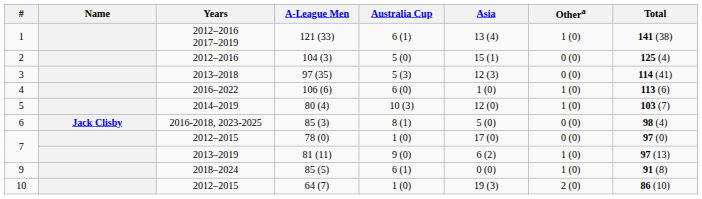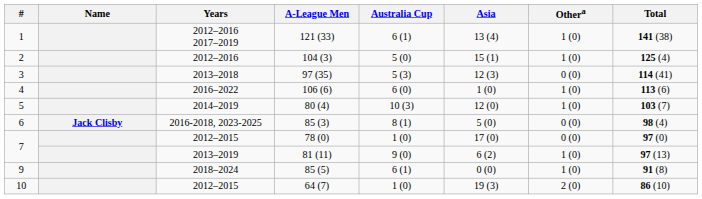(571, 58) 0 (0) -> (571, 58) 1 (0)
